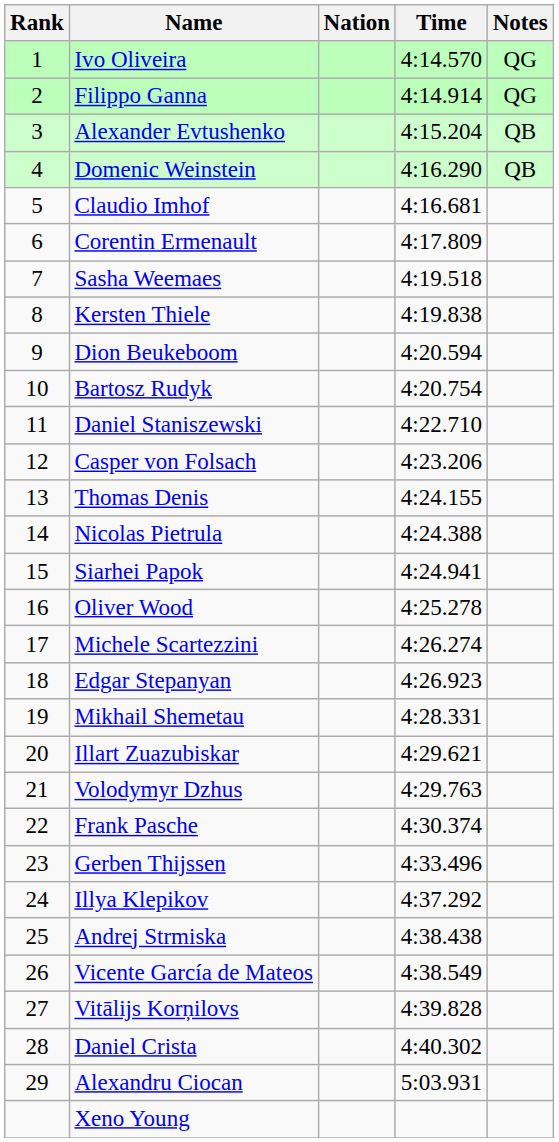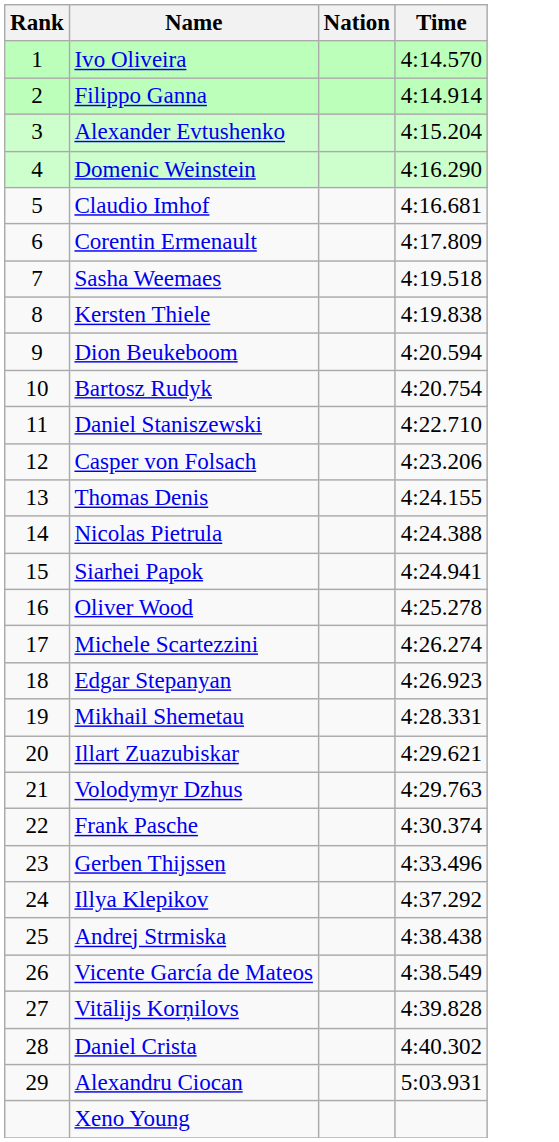- column: (520, 22)
